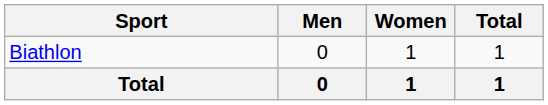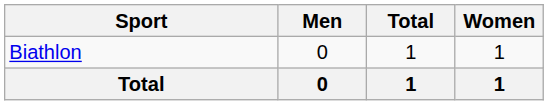columns swapped: (411, 21) <-> (499, 21)
